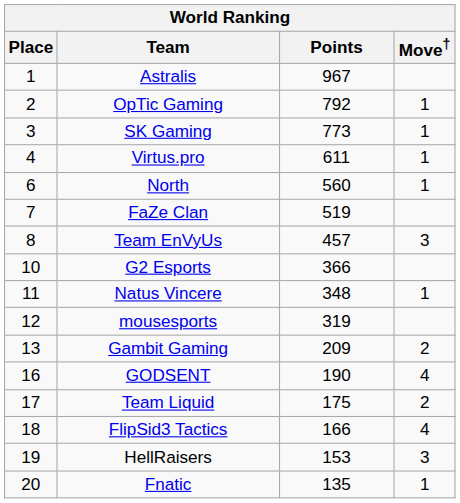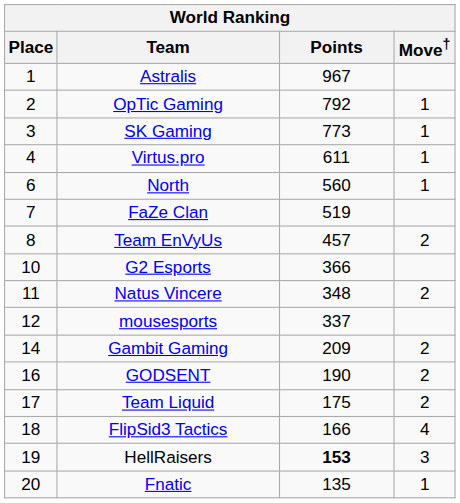(425, 239) 3 -> (425, 239) 2
(425, 294) 1 -> (425, 294) 2
(336, 321) 319 -> (336, 321) 337
(31, 348) 13 -> (31, 348) 14
(425, 375) 4 -> (425, 375) 2
(336, 457) normal -> (336, 457) bold
